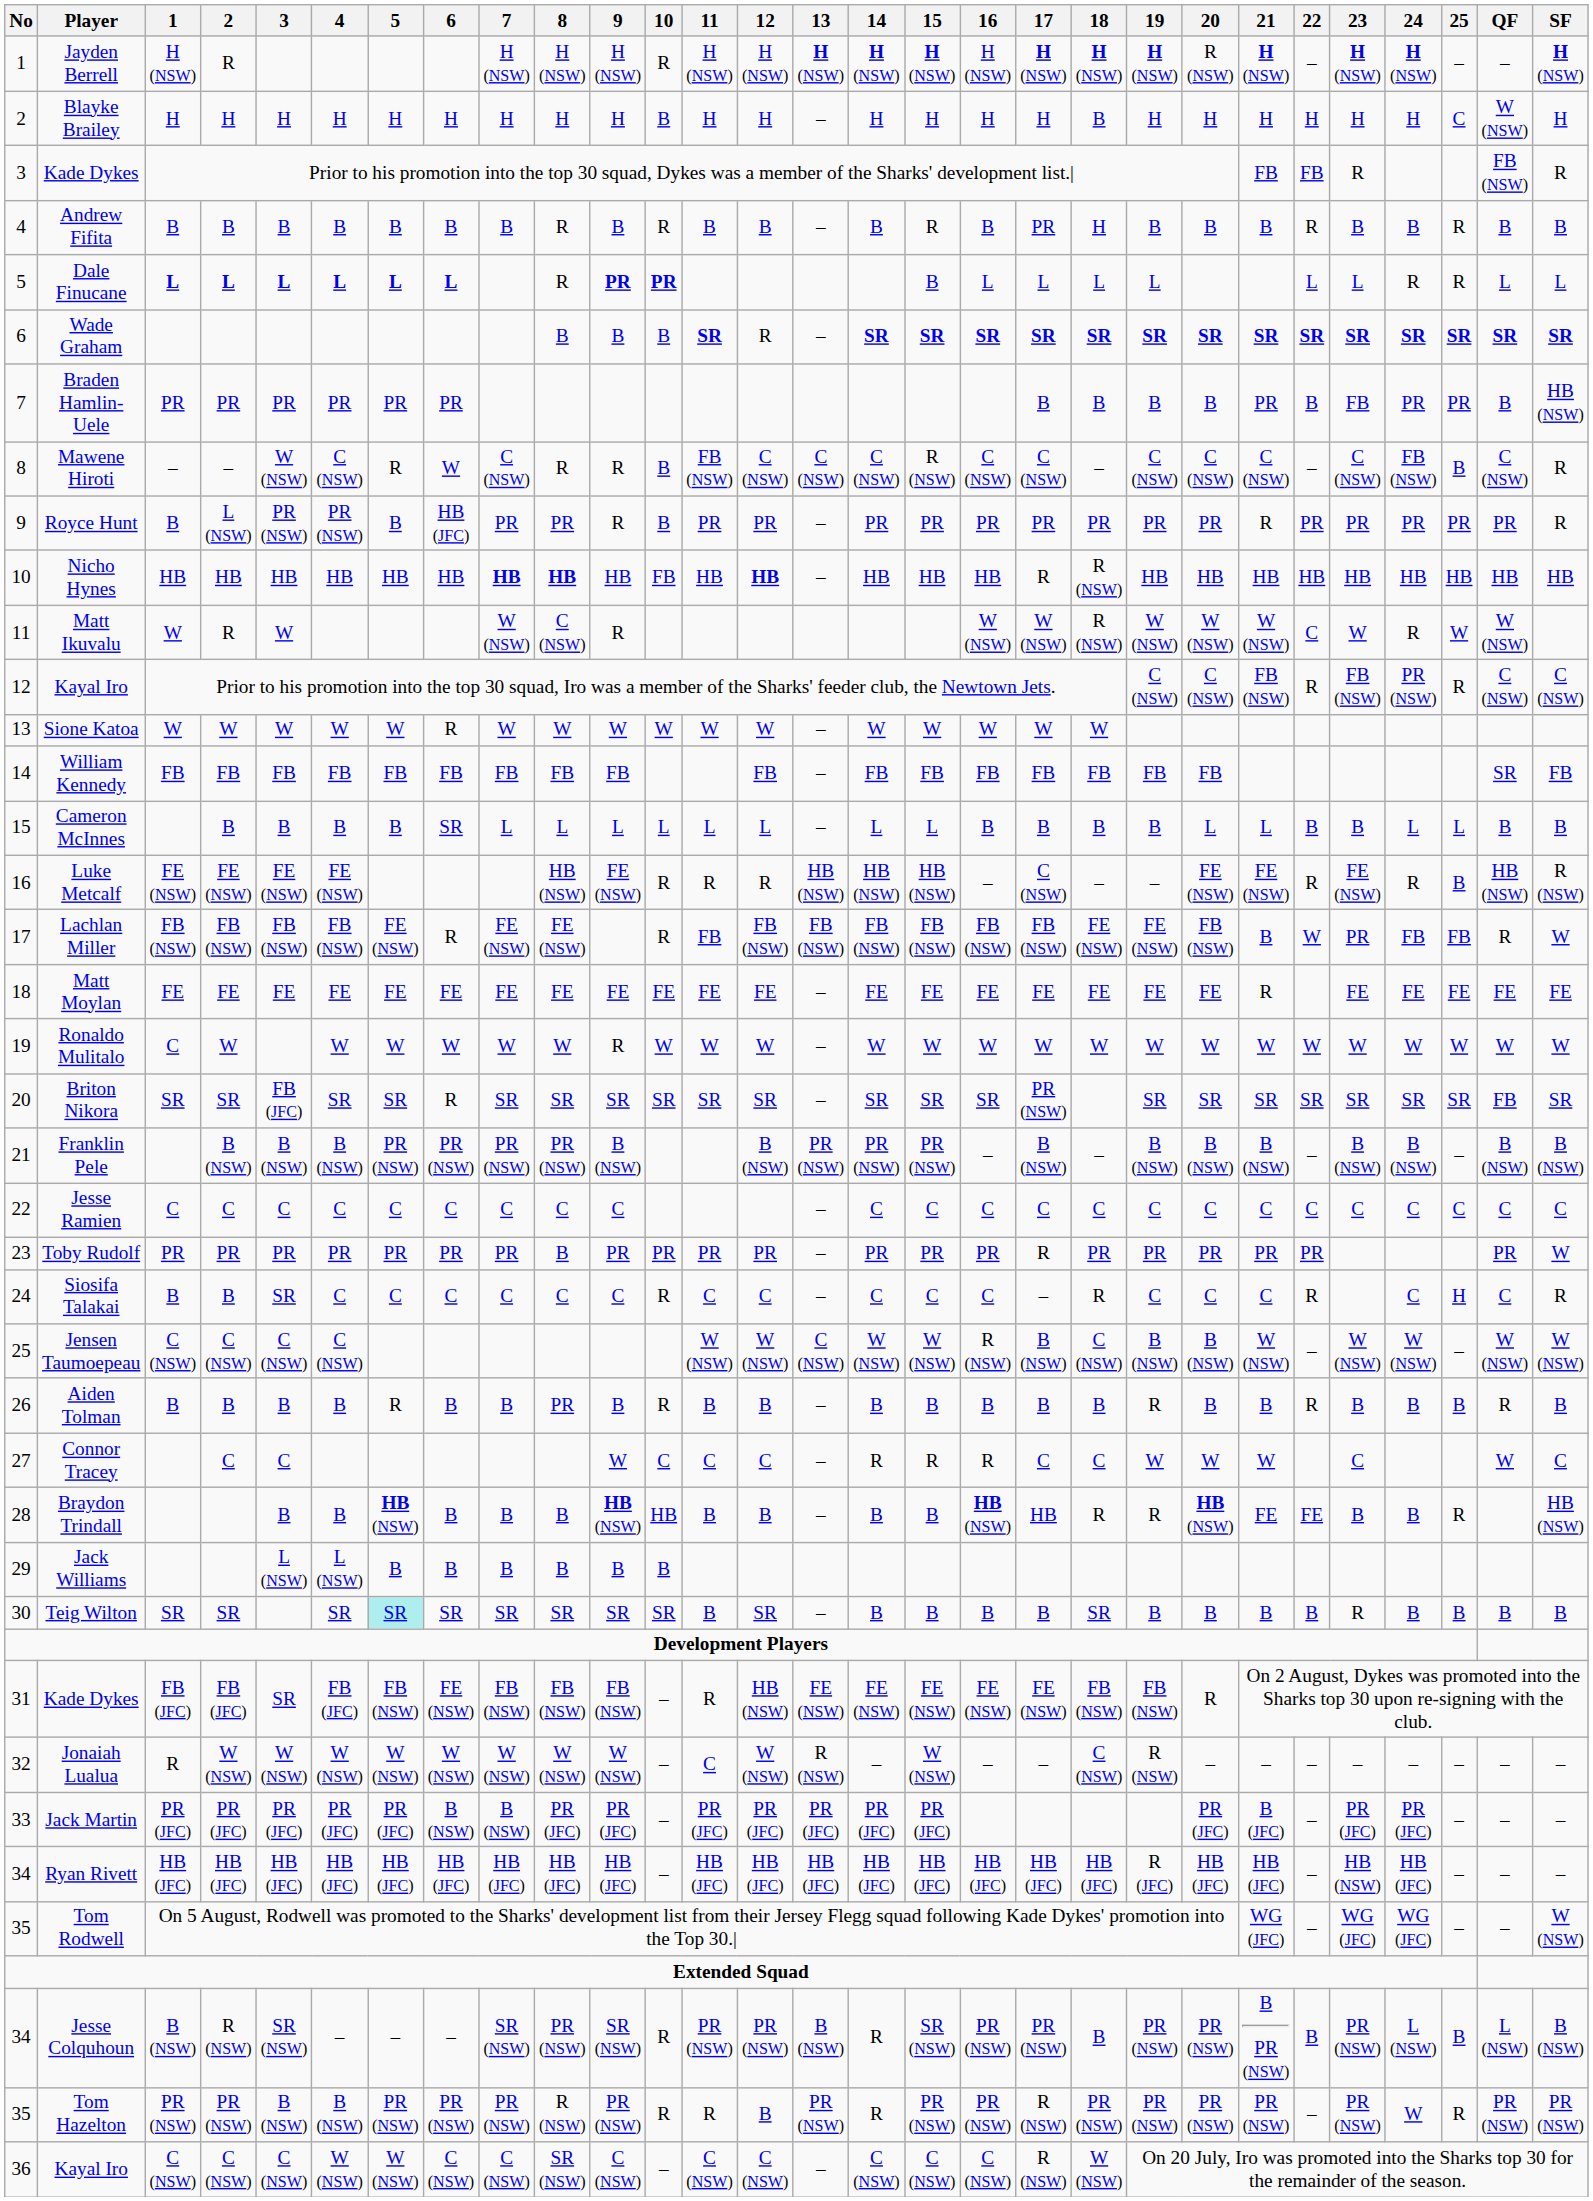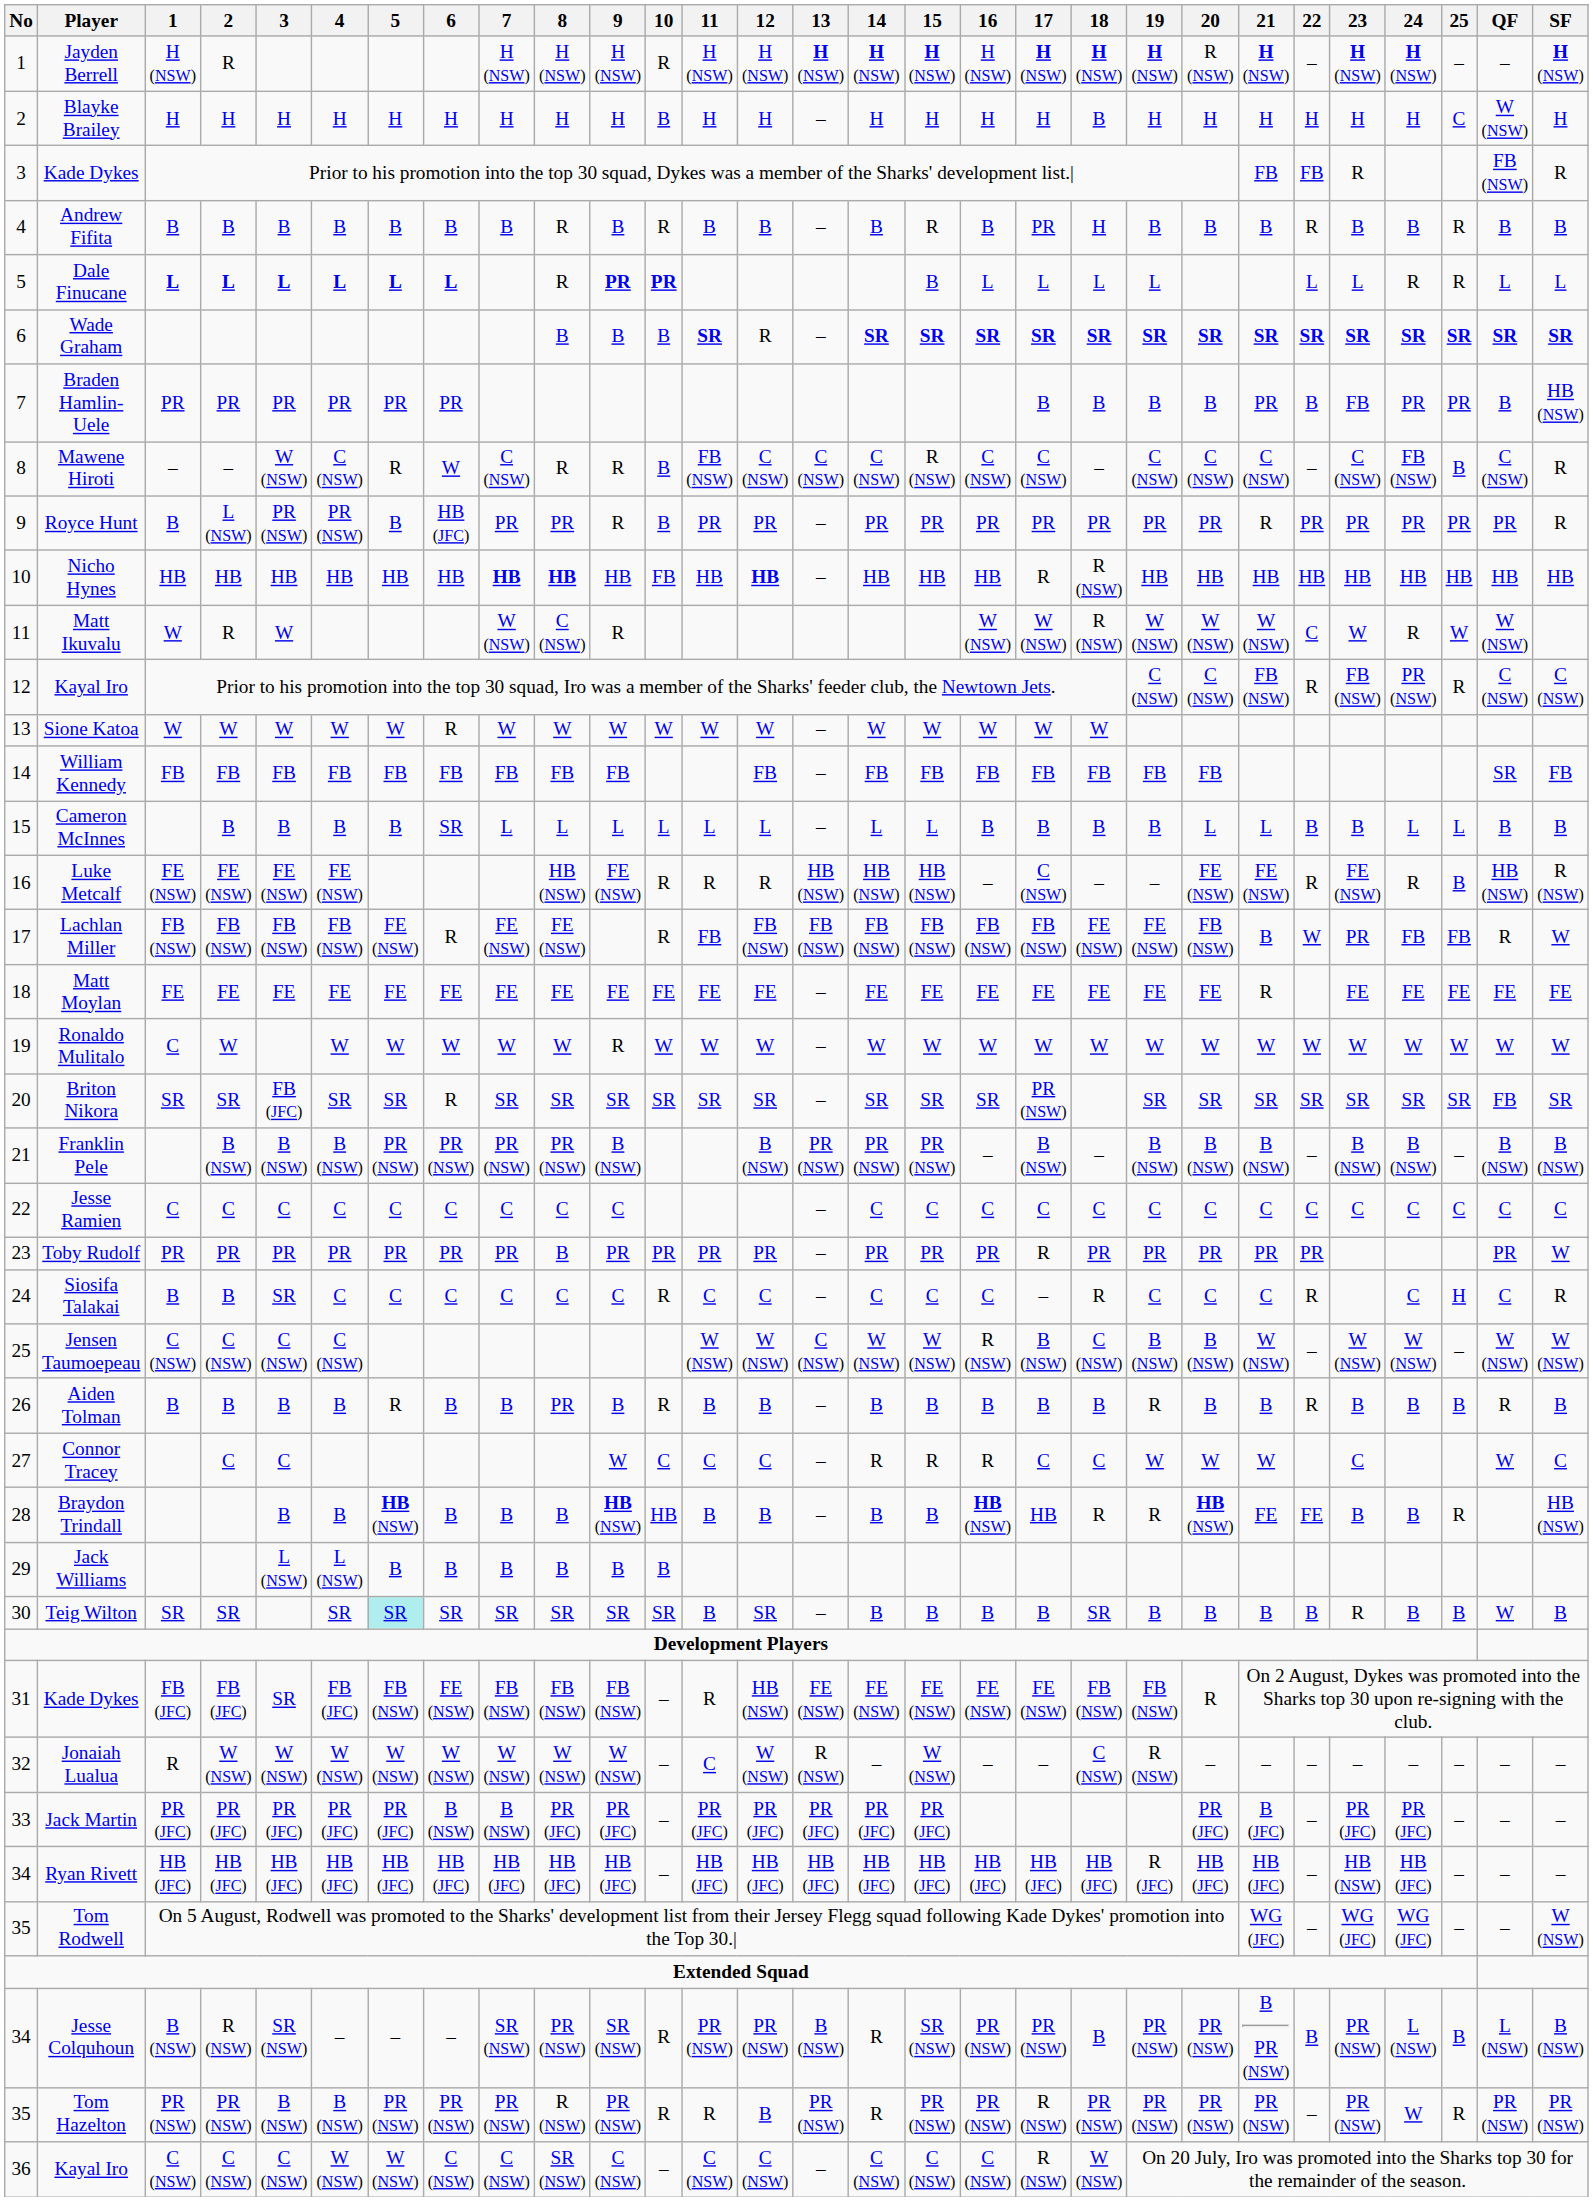(1505, 1612) B -> (1505, 1612) W
